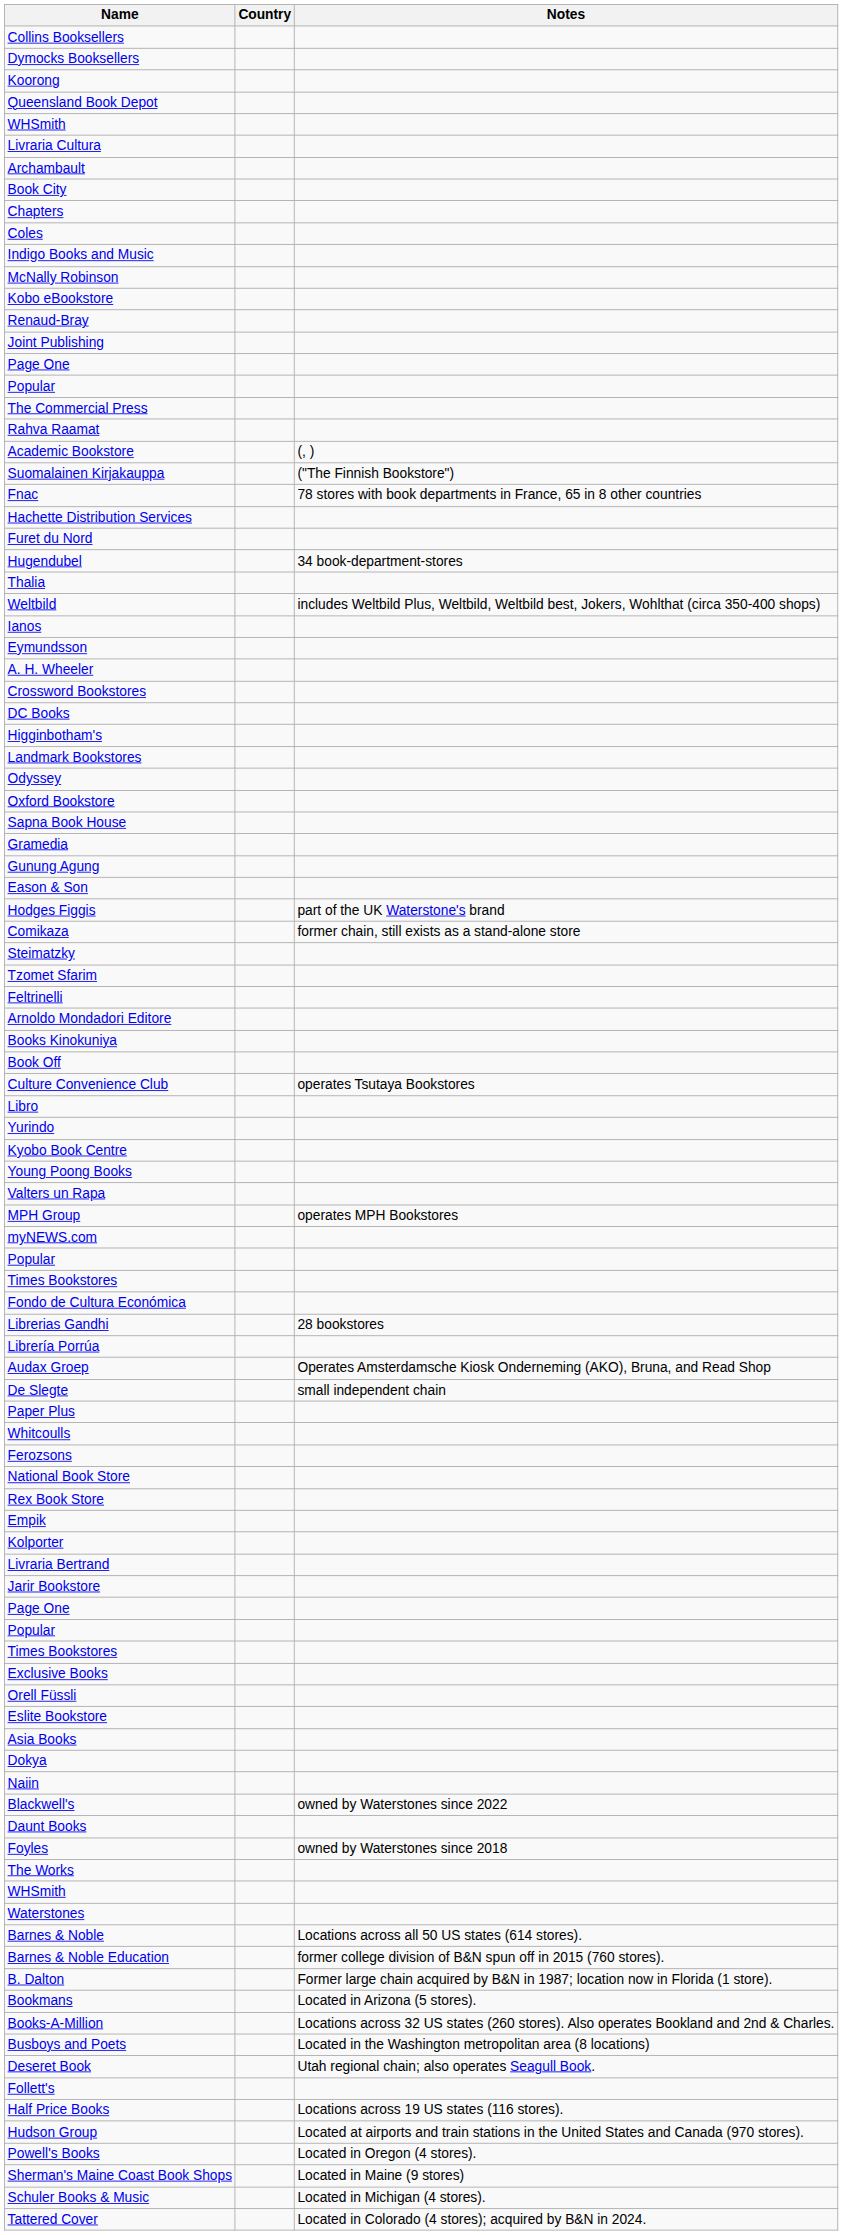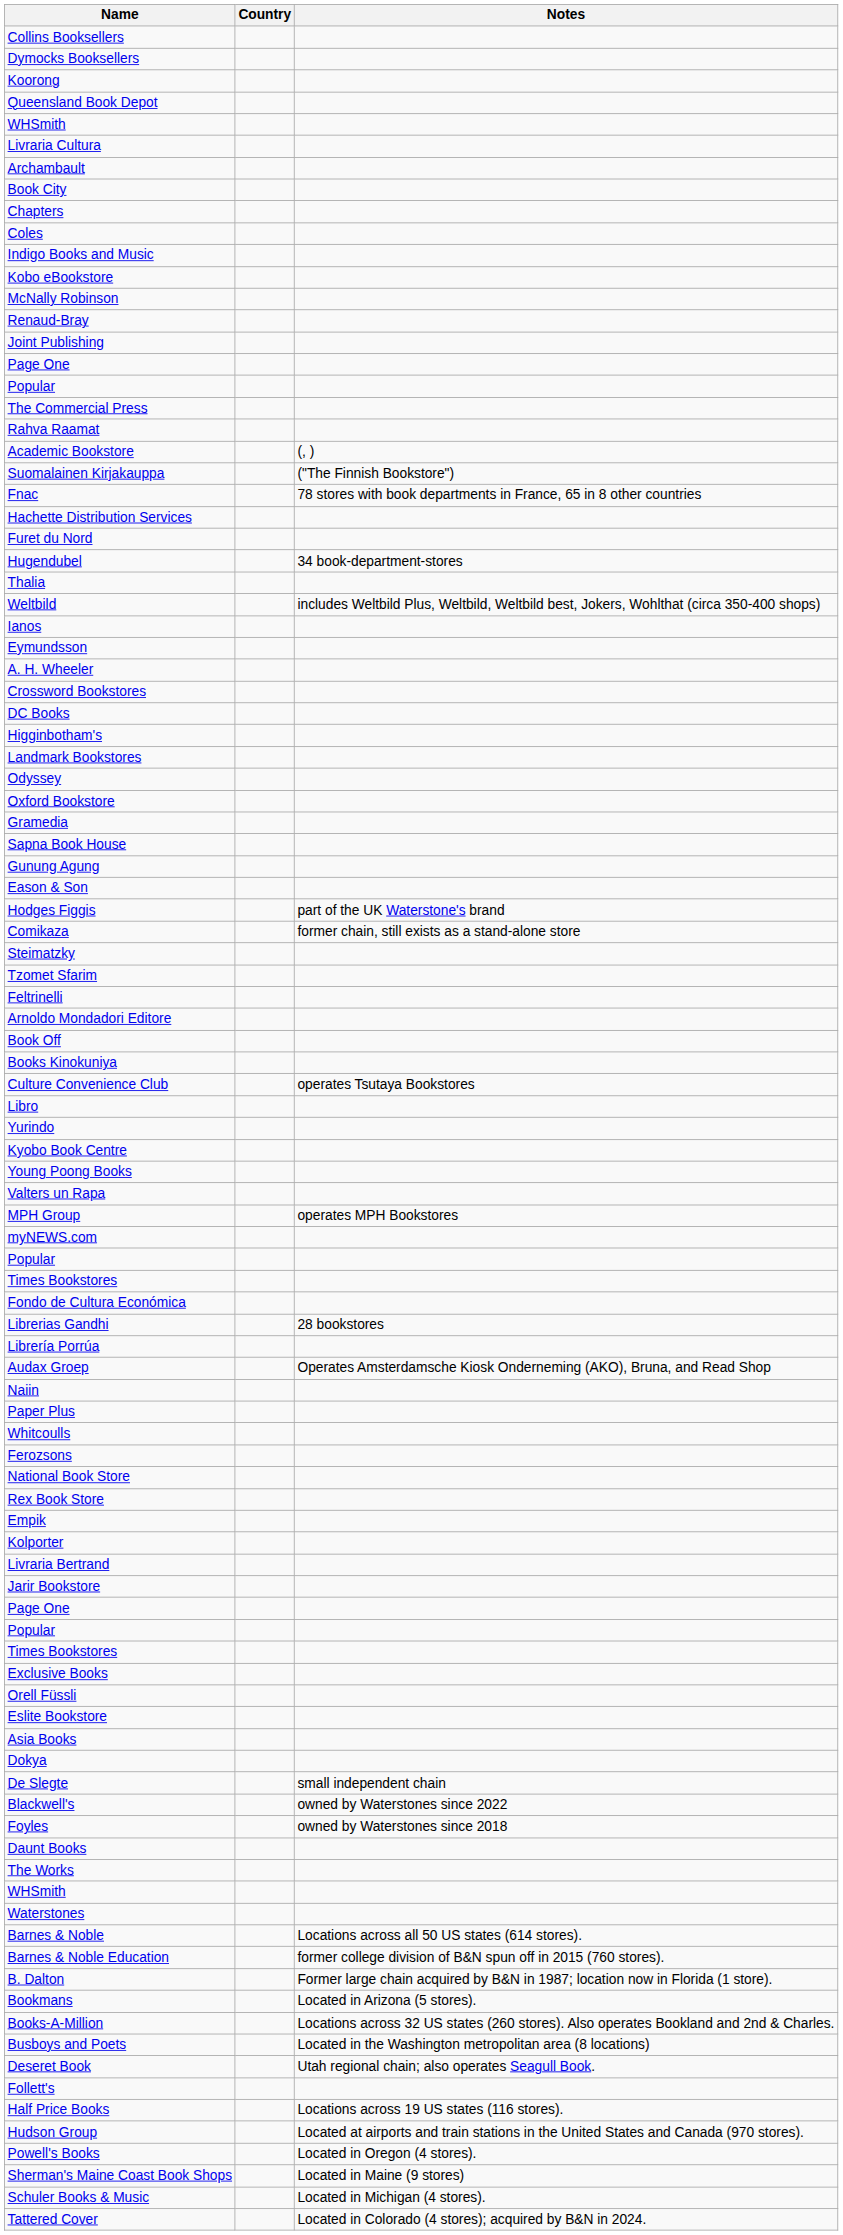rows swapped: (60, 299) <-> (63, 277)
rows swapped: (67, 822) <-> (38, 844)
rows swapped: (34, 1062) <-> (62, 1041)
rows swapped: (38, 1390) <-> (23, 1783)
rows swapped: (47, 1826) <-> (28, 1848)
